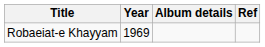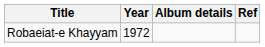(136, 32) 1969 -> (136, 32) 1972
